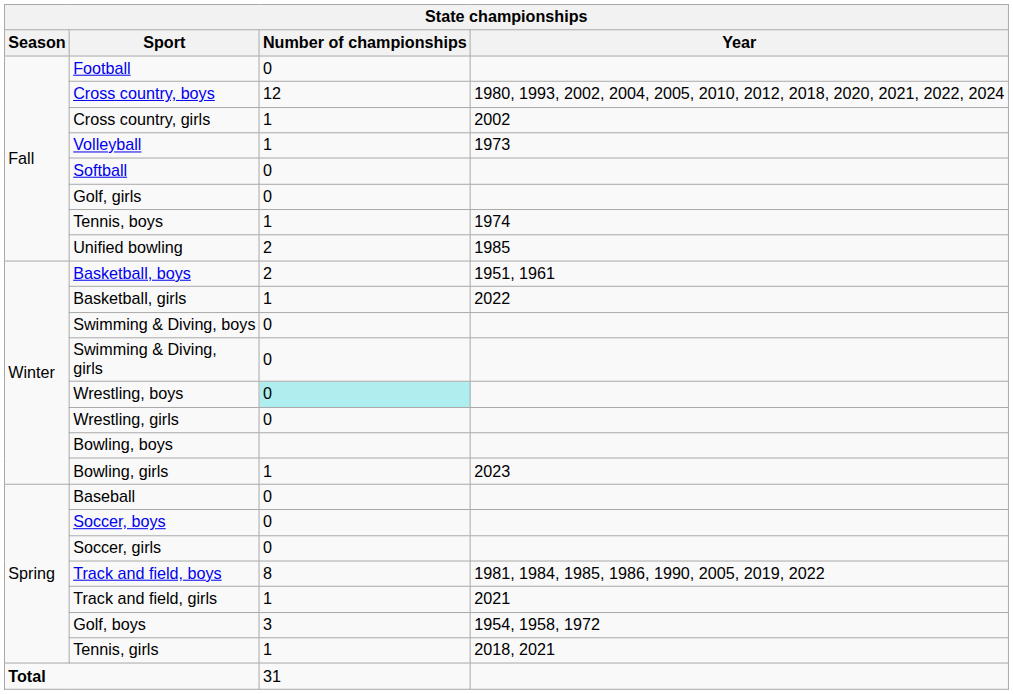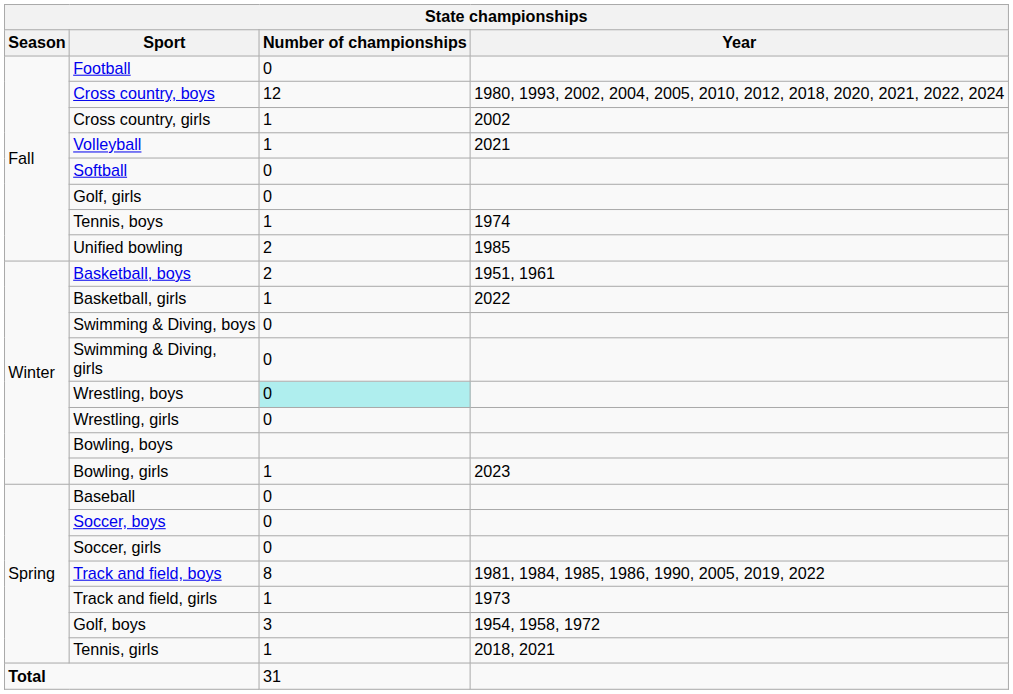(492, 145) 1973 -> (492, 145) 2021
(492, 599) 2021 -> (492, 599) 1973
